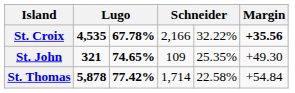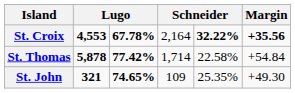(91, 35) 4,535 -> (91, 35) 4,553
(176, 35) 2,166 -> (176, 35) 2,164
(217, 35) normal -> (218, 35) bold
rows swapped: (39, 56) <-> (39, 77)
